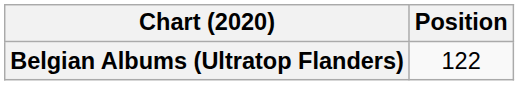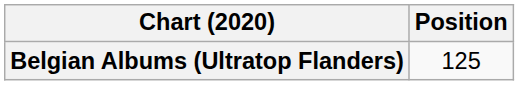(461, 60) 122 -> (461, 60) 125
